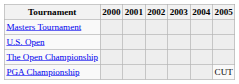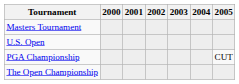rows swapped: (52, 57) <-> (43, 72)
